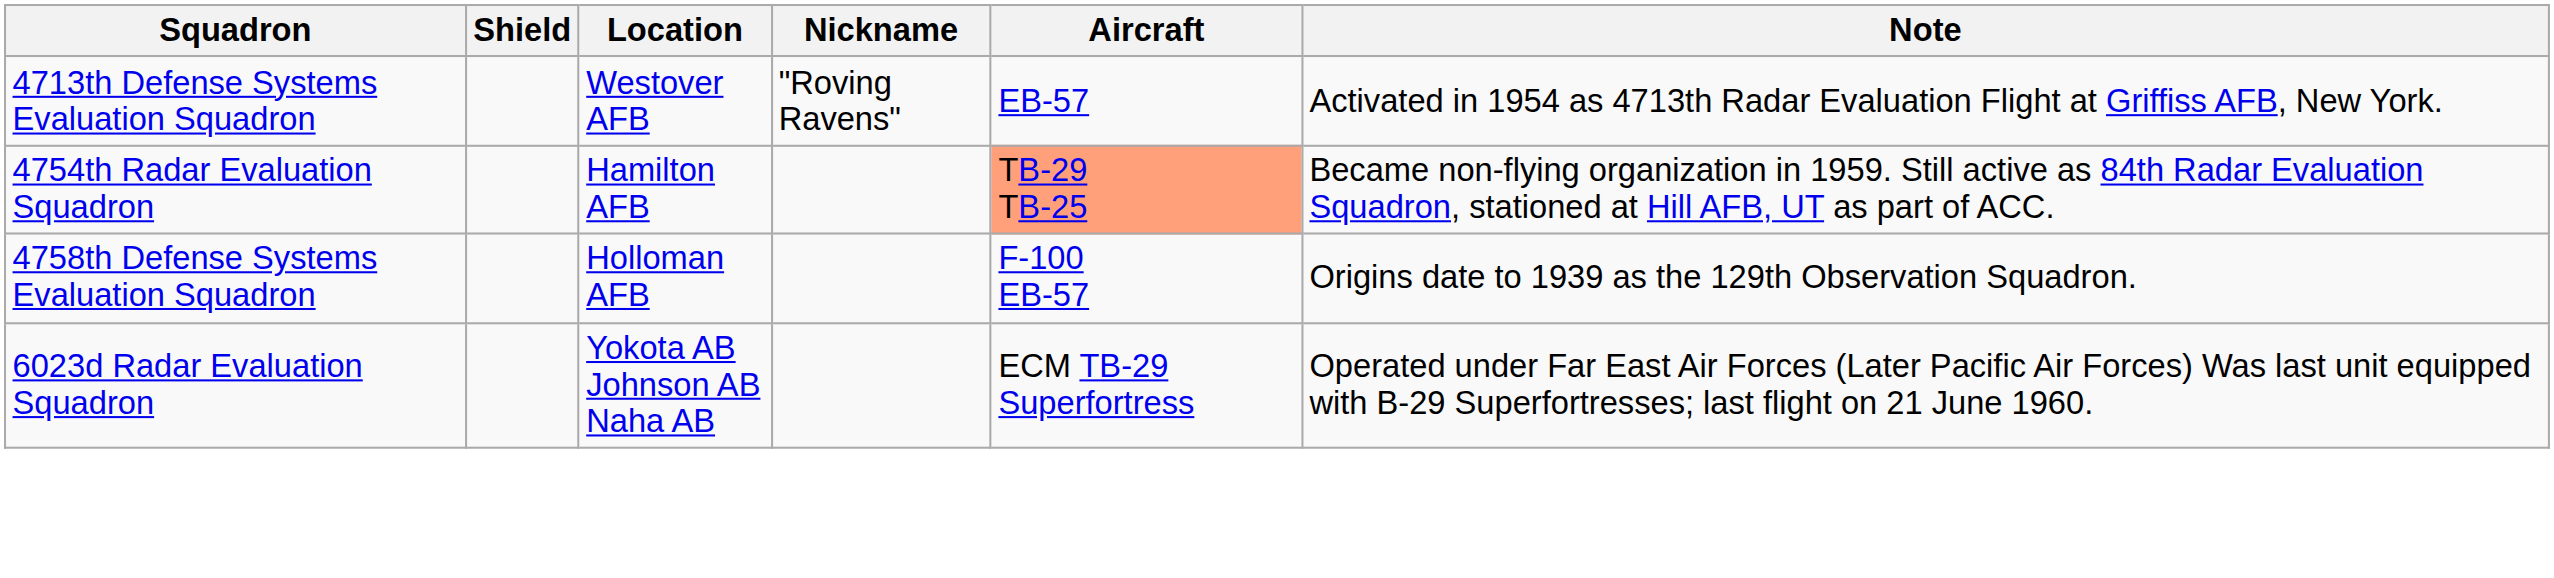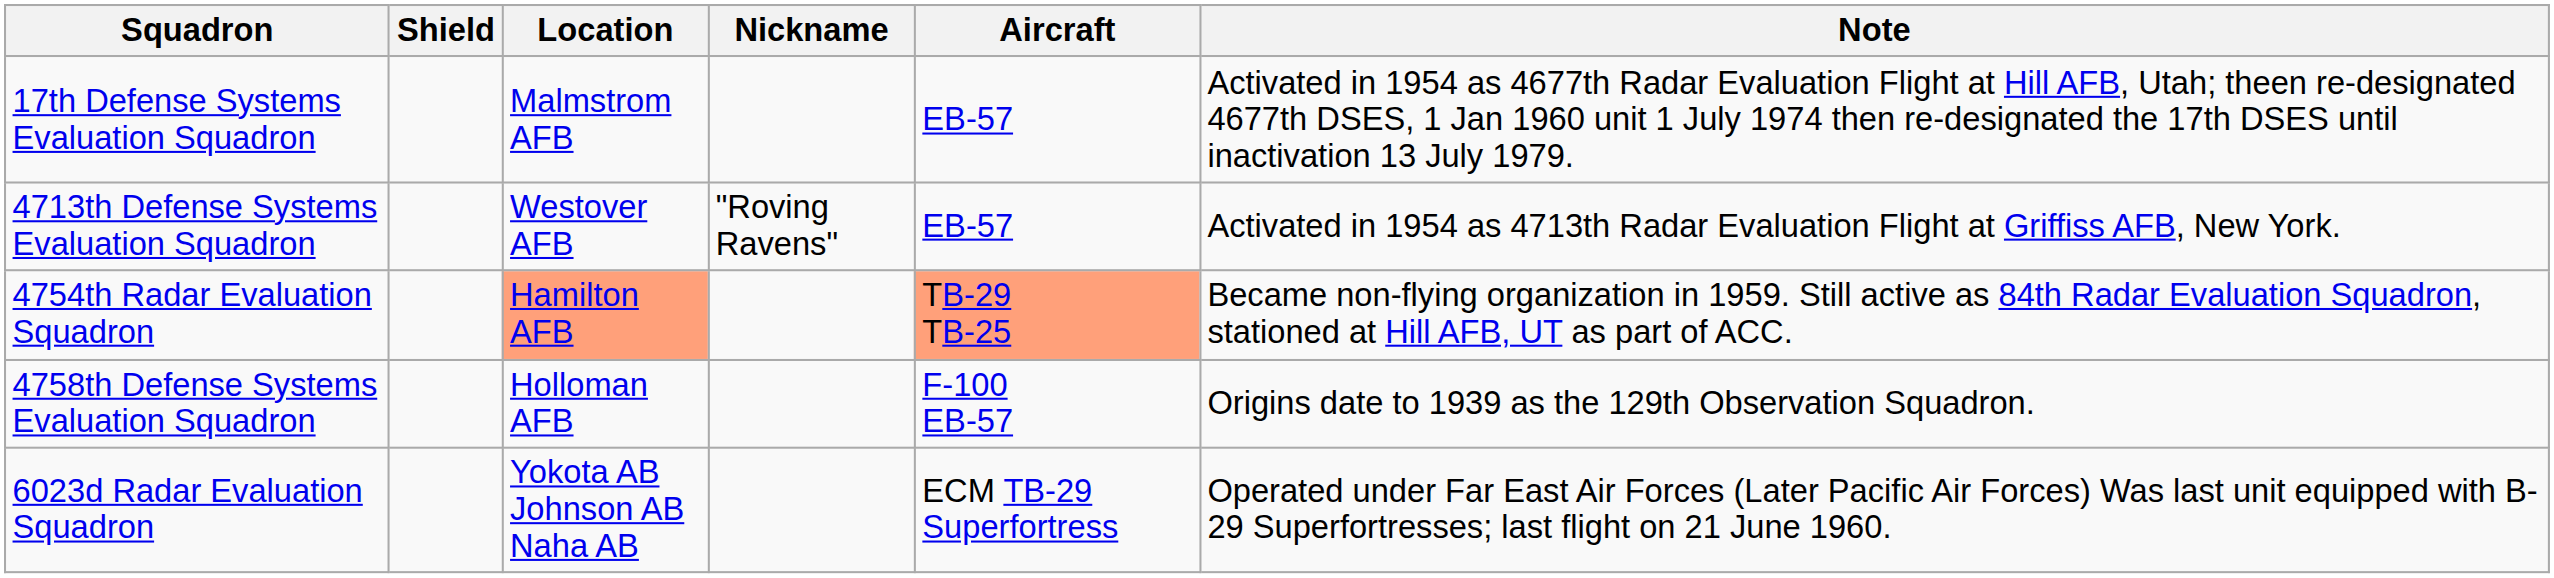+ row: (177, 118)
(651, 188) no background -> (574, 314) lightsalmon background
